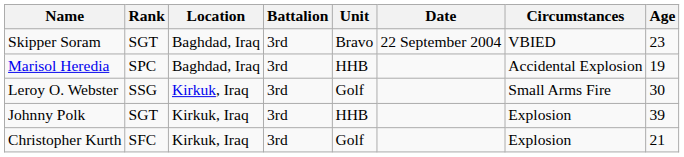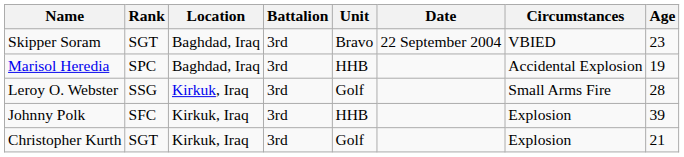(657, 90) 30 -> (657, 90) 28
(143, 115) SGT -> (142, 115) SFC
(142, 139) SFC -> (143, 139) SGT
